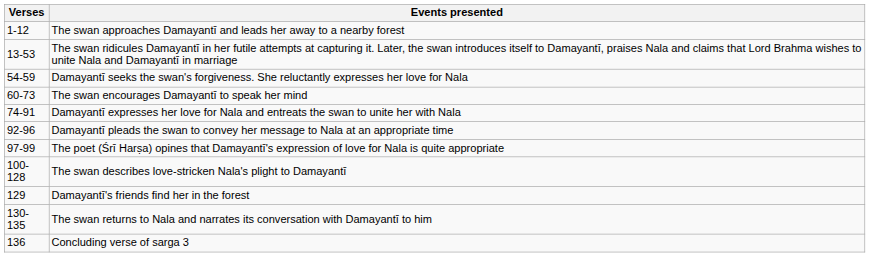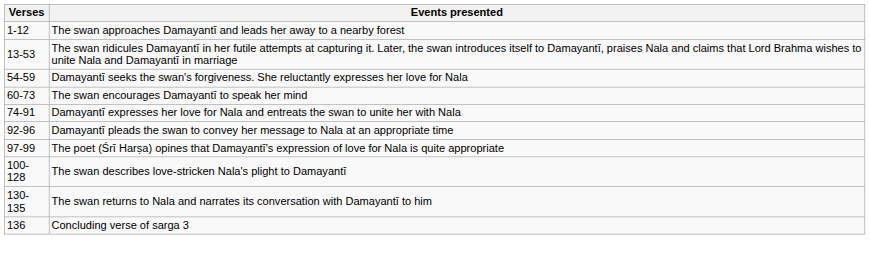- row: (150, 195)
